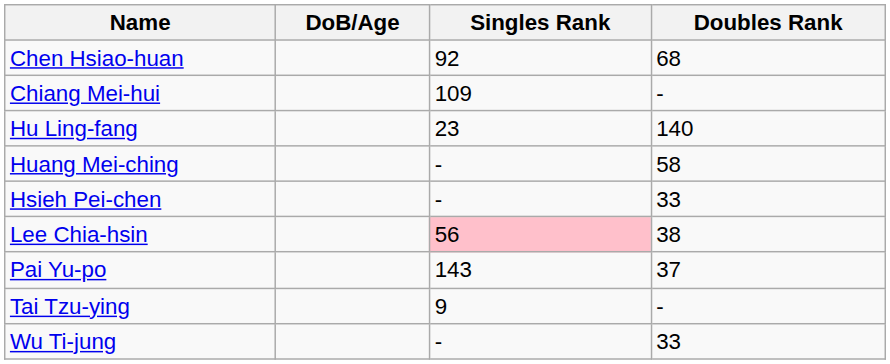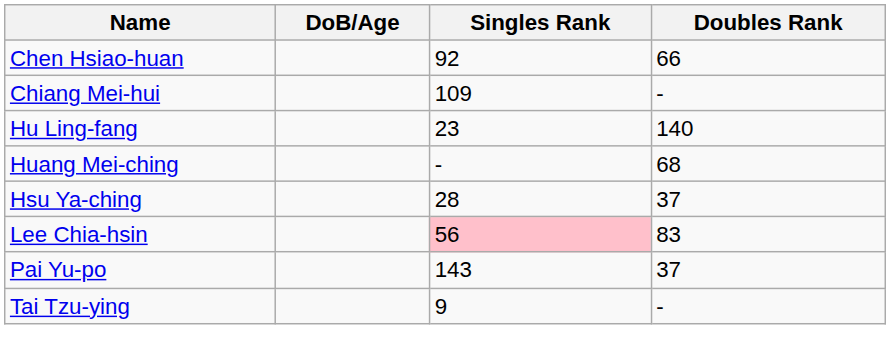(669, 58) 68 -> (669, 58) 66
(669, 164) 58 -> (669, 164) 68
- row: (86, 199)
+ row: (76, 199)
(669, 235) 38 -> (669, 235) 83
- row: (63, 341)
